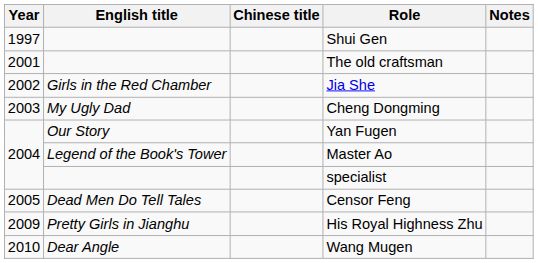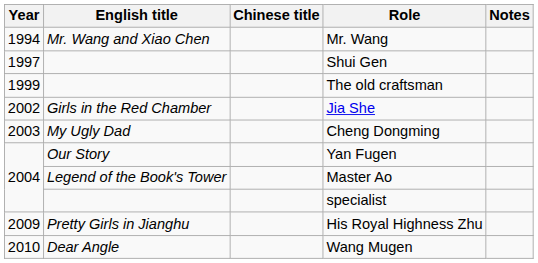+ row: (357, 39)
(24, 62) 2001 -> (24, 85) 1999
- row: (369, 200)
